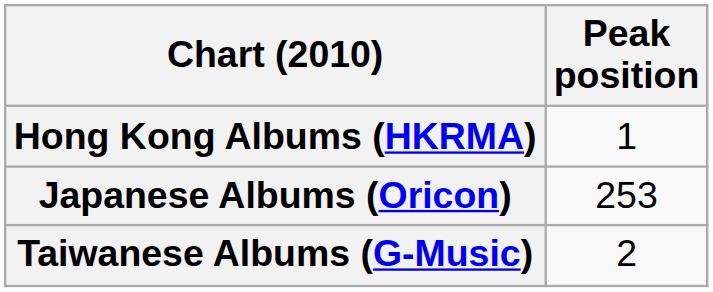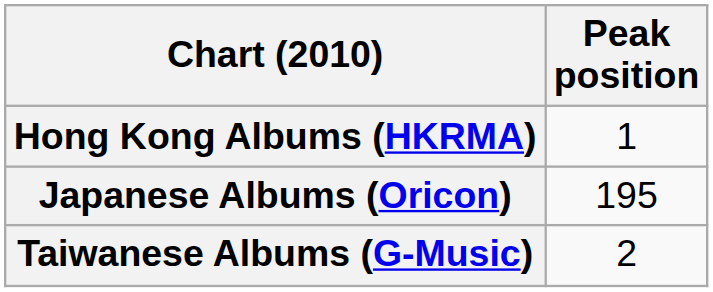(627, 195) 253 -> (627, 195) 195
